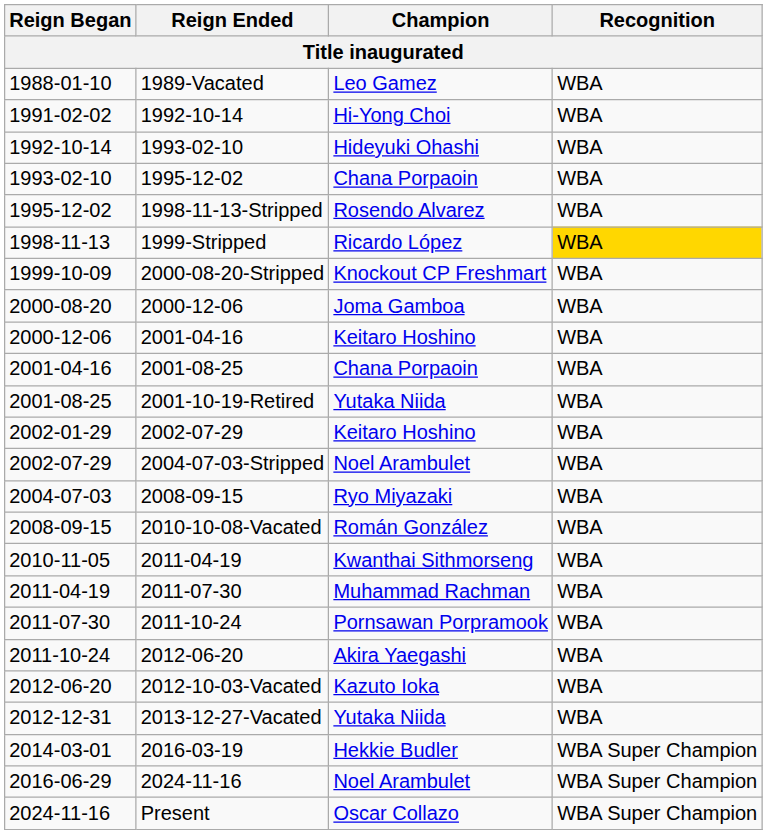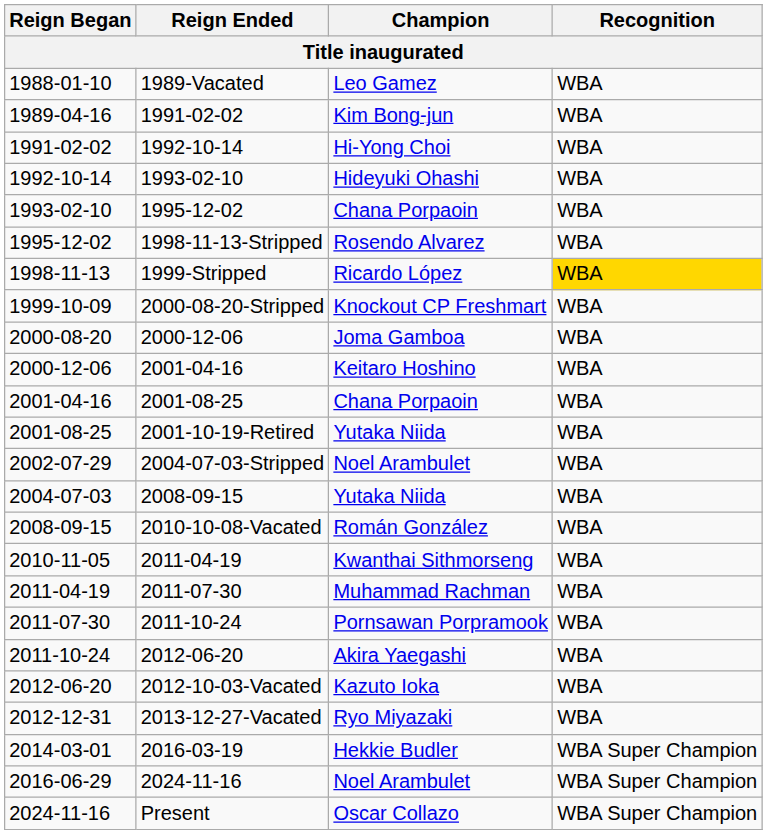+ row: (60, 115)
- row: (60, 432)
(393, 496) Ryo Miyazaki -> (390, 496) Yutaka Niida
(390, 718) Yutaka Niida -> (393, 718) Ryo Miyazaki
